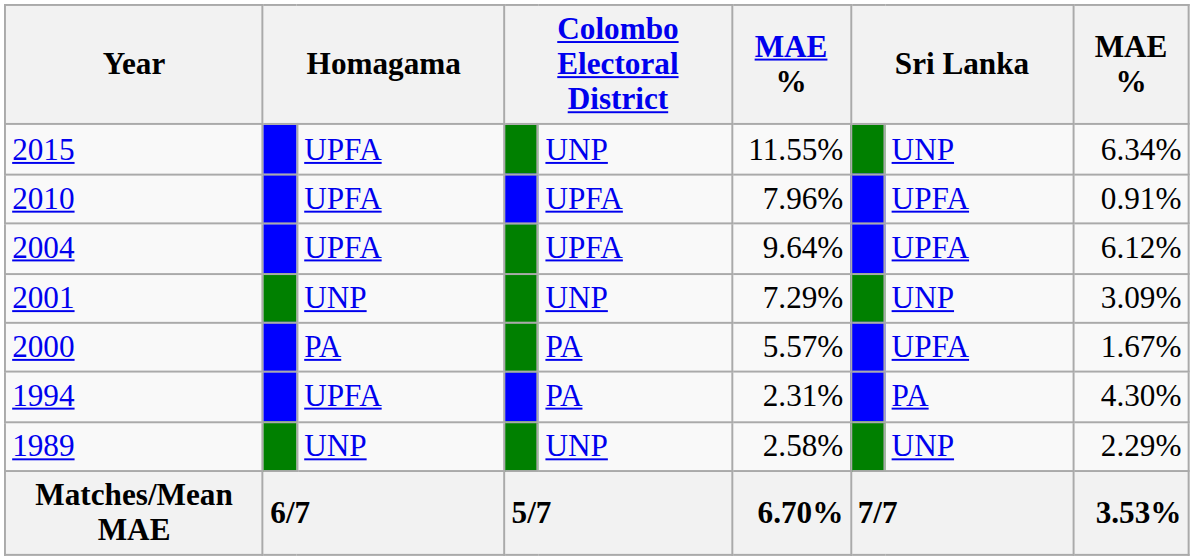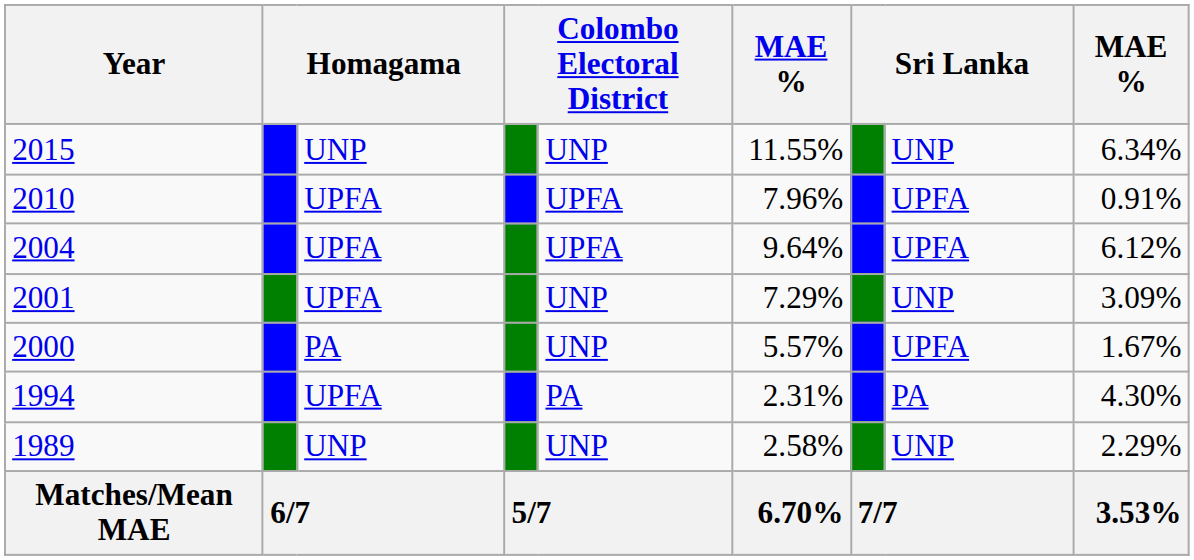(343, 148) UPFA -> (335, 148) UNP
(335, 297) UNP -> (343, 297) UPFA
(564, 346) PA -> (577, 346) UNP
